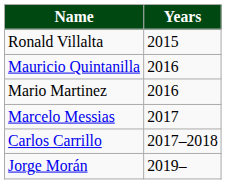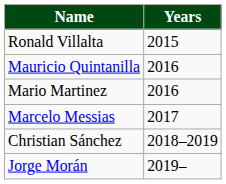- row: (55, 141)
+ row: (65, 141)
